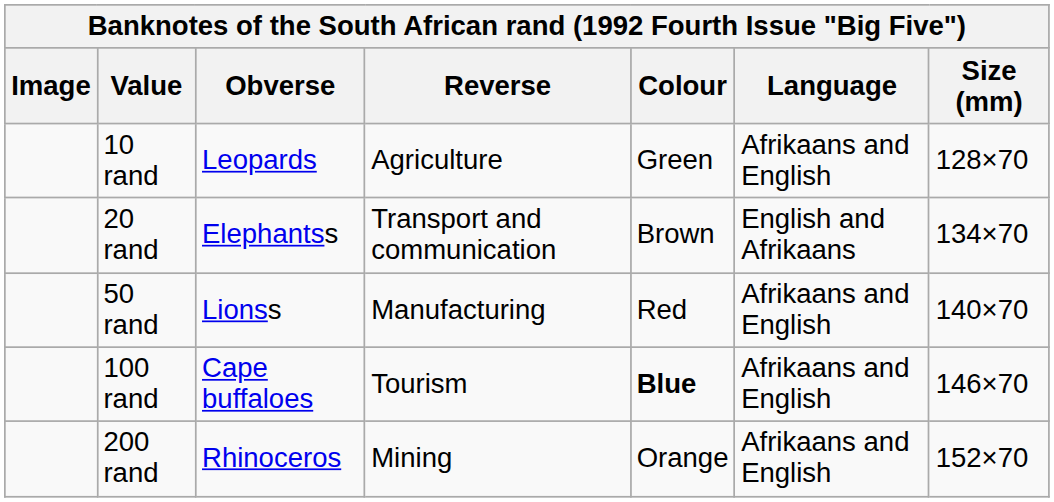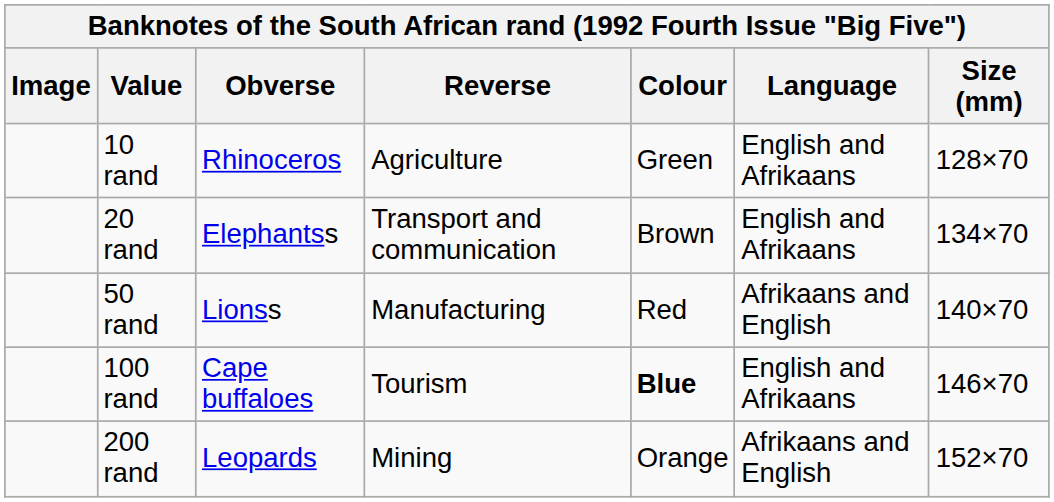(259, 160) Leopards -> (272, 160) Rhinoceros
(825, 160) Afrikaans and English -> (813, 160) English and Afrikaans
(825, 383) Afrikaans and English -> (813, 383) English and Afrikaans
(272, 458) Rhinoceros -> (259, 458) Leopards
